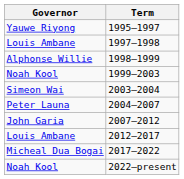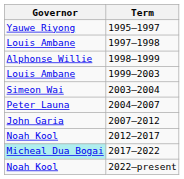(32, 74) Noah Kool -> (41, 74) Louis Ambane
(41, 136) Louis Ambane -> (32, 136) Noah Kool
(55, 151) no background -> (55, 151) paleturquoise background
